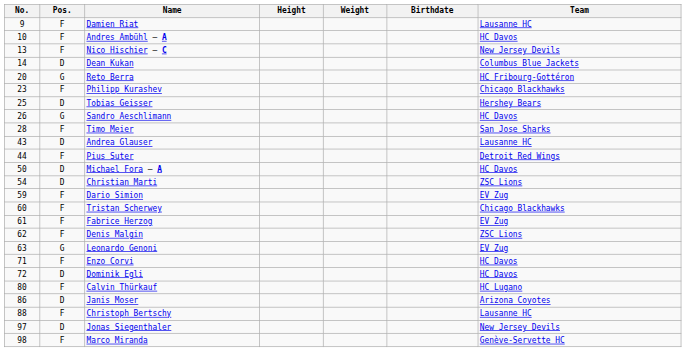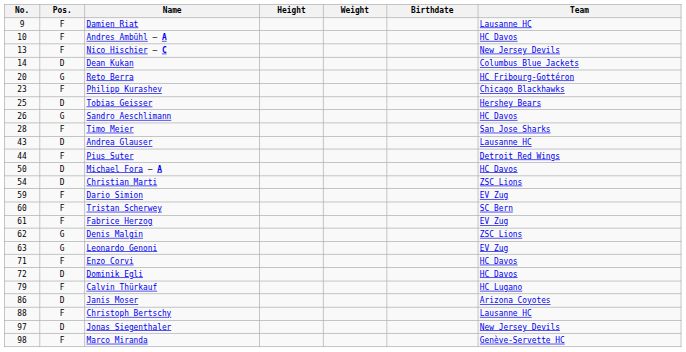(522, 208) Chicago Blackhawks -> (496, 208) SC Bern
(62, 234) F -> (62, 234) G
(22, 287) 80 -> (22, 287) 79
